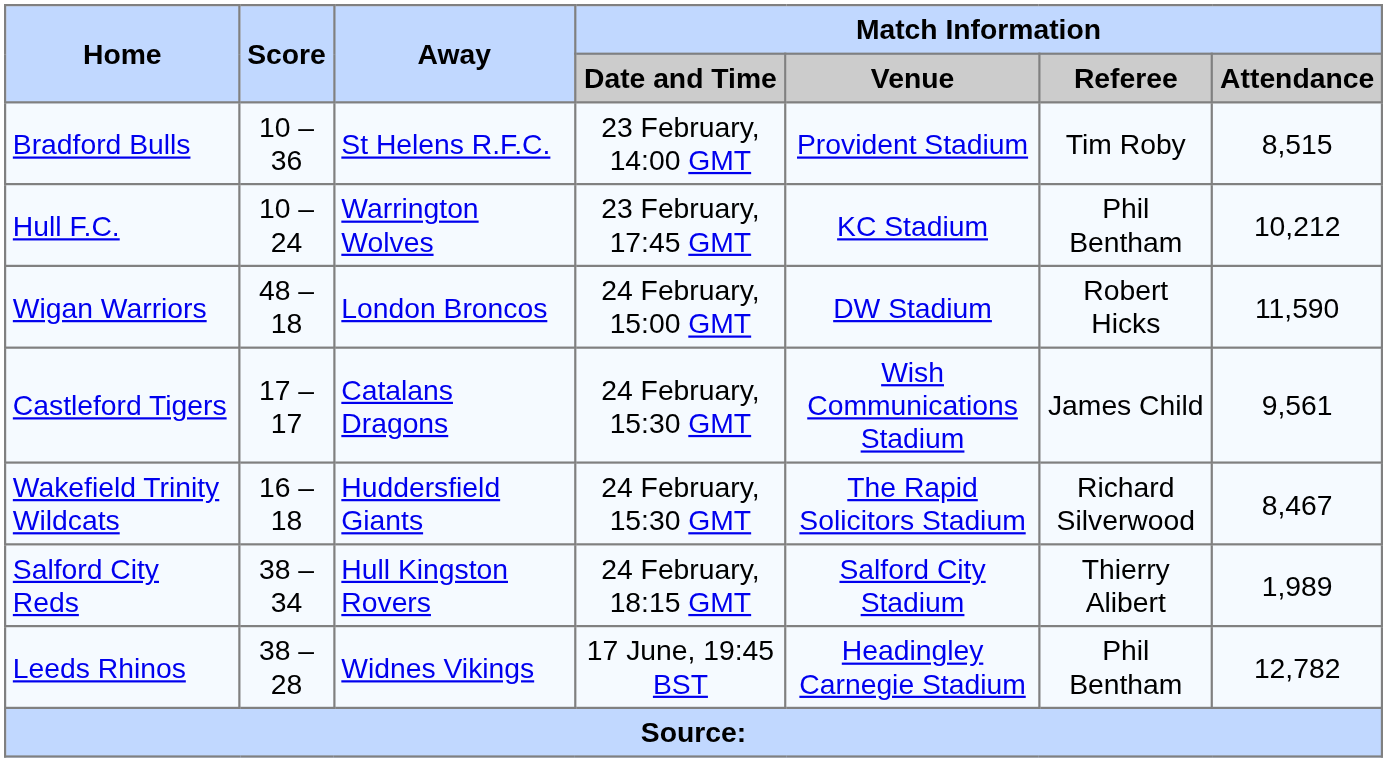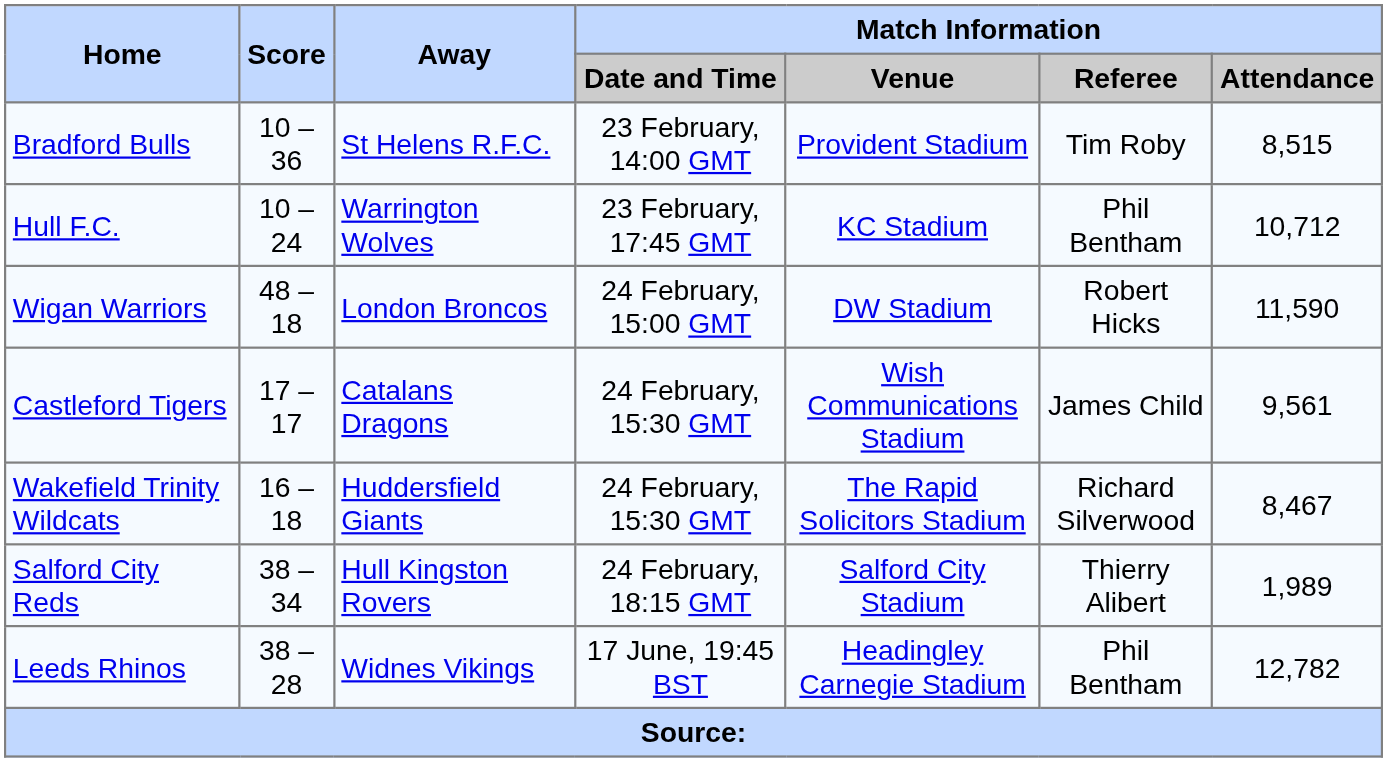(1297, 225) 10,212 -> (1297, 225) 10,712
